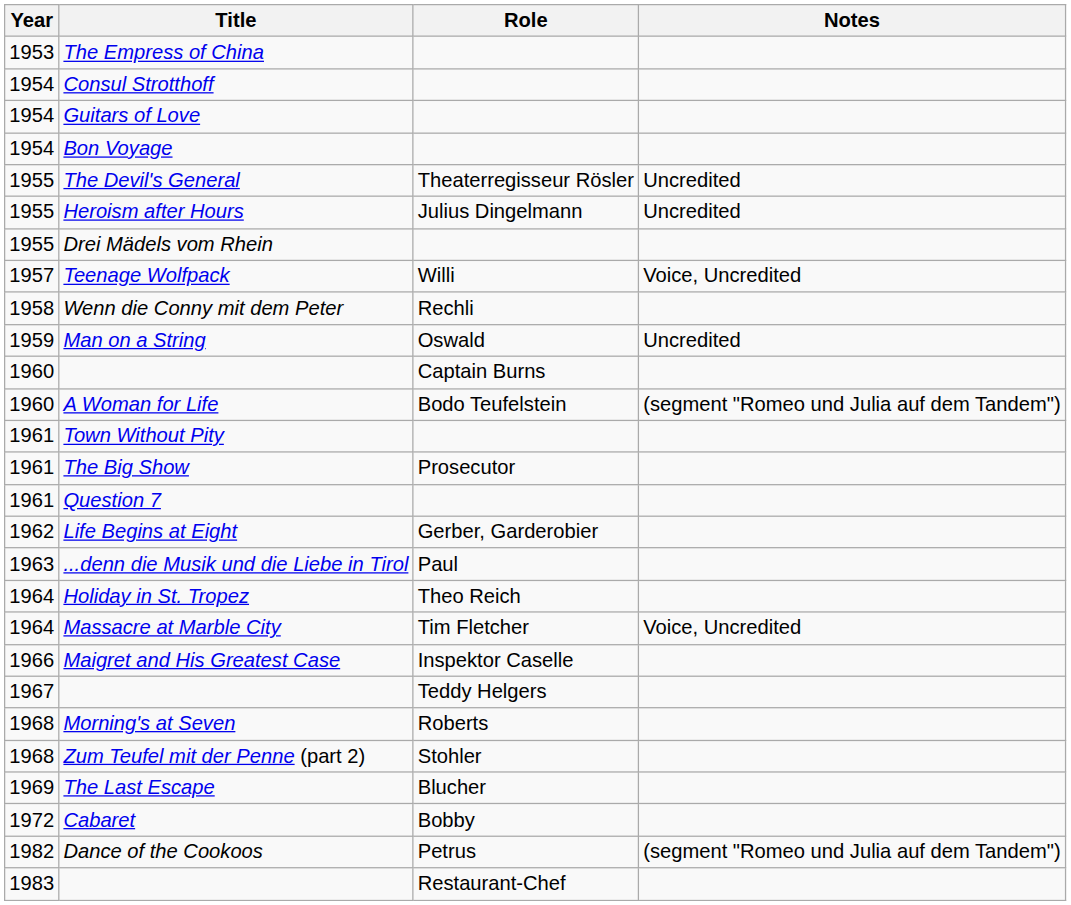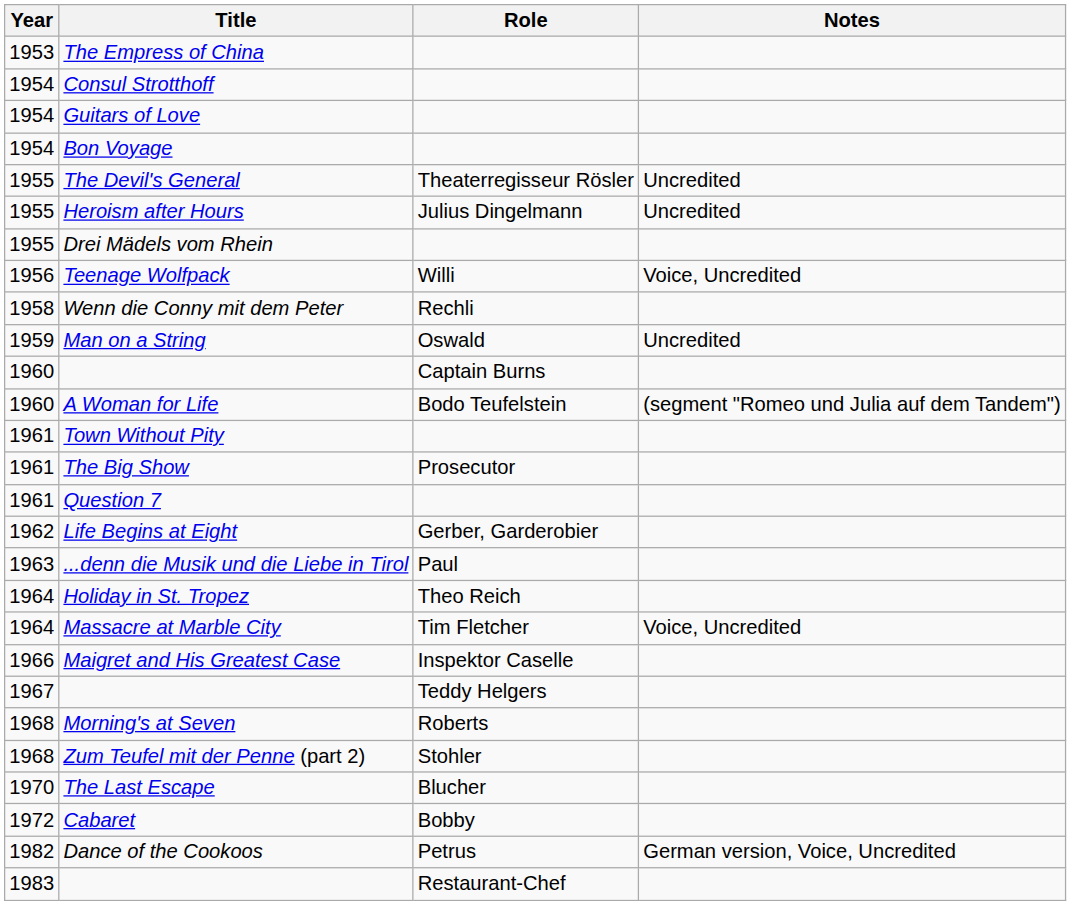(32, 276) 1957 -> (32, 276) 1956
(32, 787) 1969 -> (32, 787) 1970
(852, 851) (segment "Romeo und Julia auf dem Tandem") -> (800, 851) German version, Voice, Uncredited
